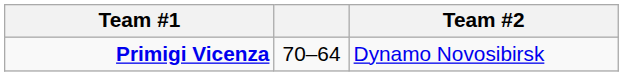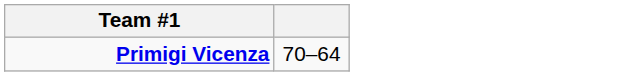- column: (484, 20)
